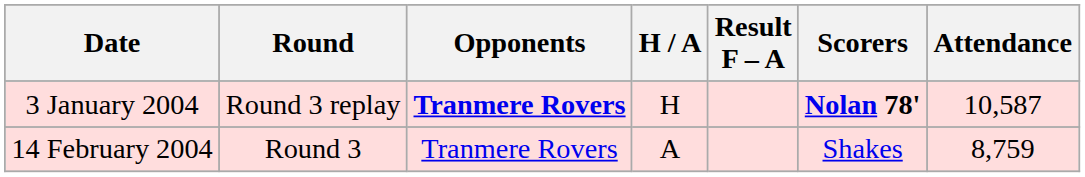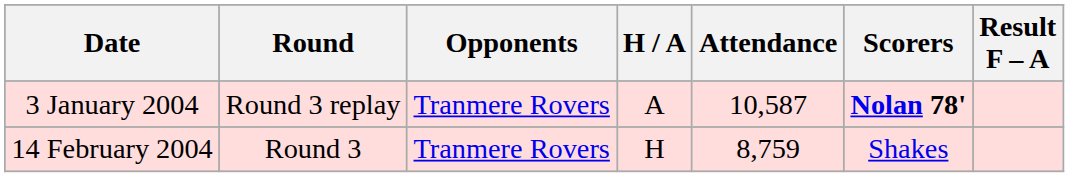columns swapped: (753, 42) <-> (1003, 42)
(520, 103) bold -> (512, 103) normal
(670, 103) H -> (654, 103) A
(670, 148) A -> (654, 148) H
